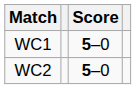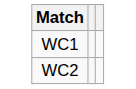- column: (96, 17)
